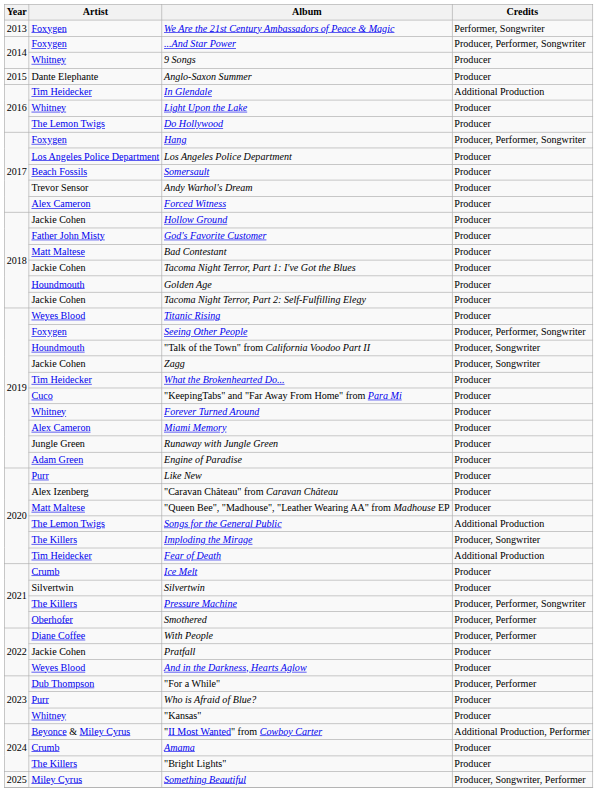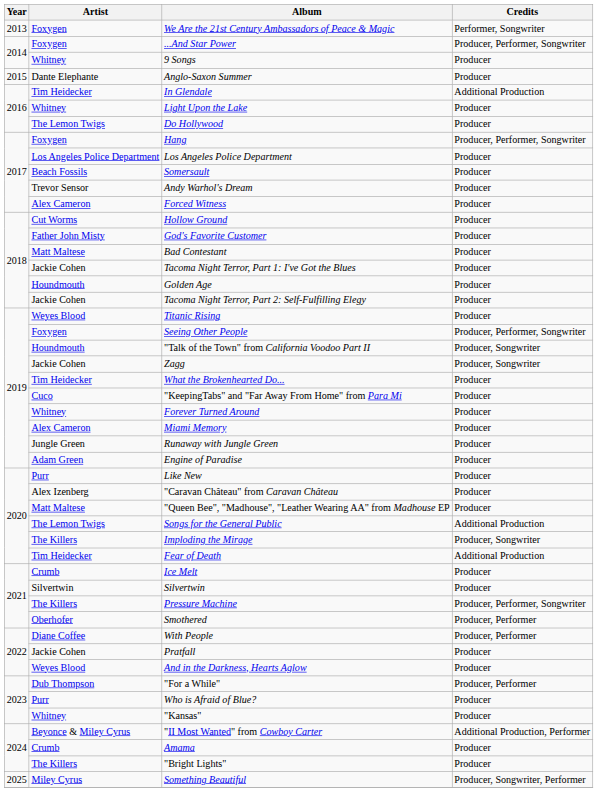(58, 220) Jackie Cohen -> (54, 220) Cut Worms
